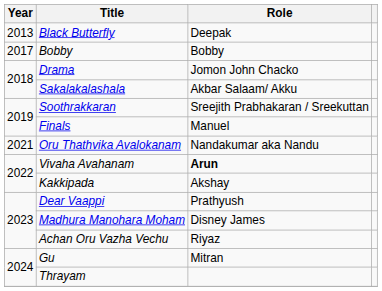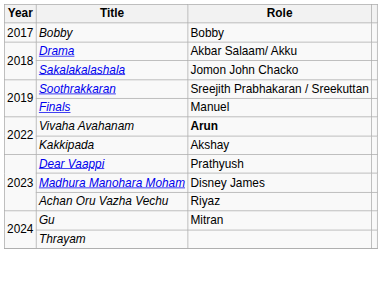- row: (77, 32)
(244, 70) Jomon John Chacko -> (244, 51) Akbar Salaam/ Akku
(244, 88) Akbar Salaam/ Akku -> (244, 70) Jomon John Chacko
- row: (110, 145)
